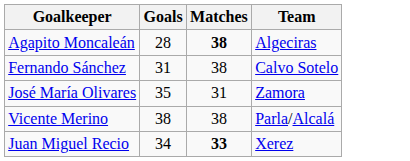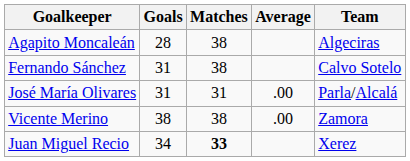+ column: (283, 17)
(219, 42) bold -> (219, 42) normal
(163, 93) 35 -> (163, 93) 31
(280, 93) Zamora -> (358, 93) Parla/Alcalá
(295, 118) Parla/Alcalá -> (343, 118) Zamora
